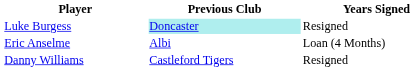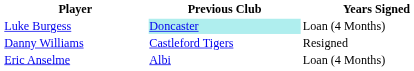(325, 26) Resigned -> (344, 26) Loan (4 Months)
rows swapped: (44, 59) <-> (37, 43)
